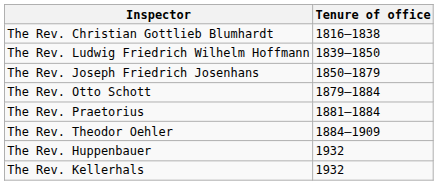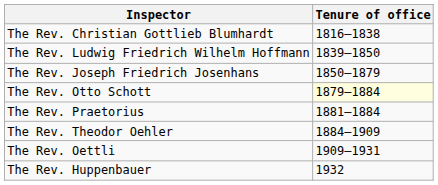(348, 92) no background -> (348, 92) lightyellow background
+ row: (61, 151)
- row: (76, 170)
